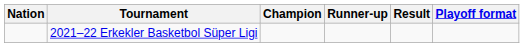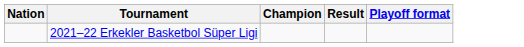- column: (358, 14)
